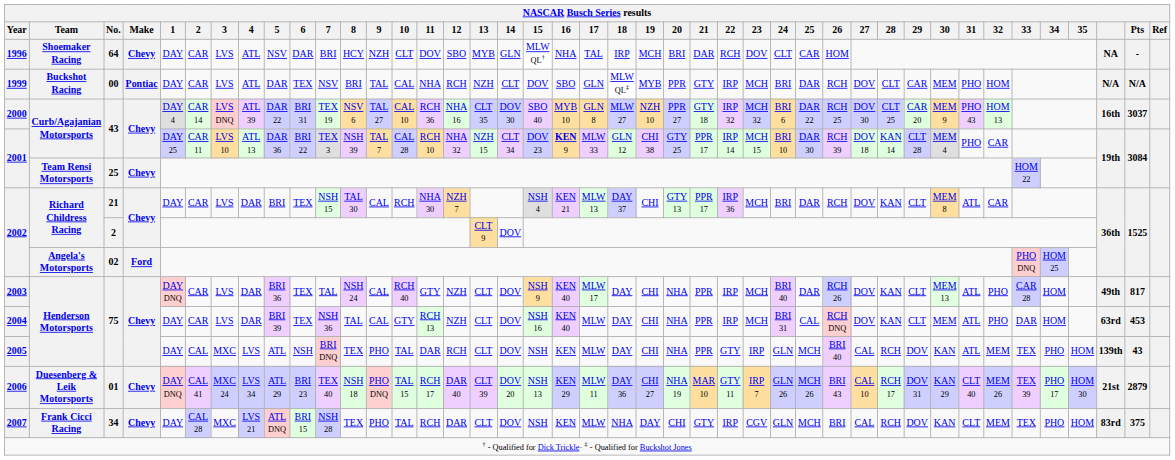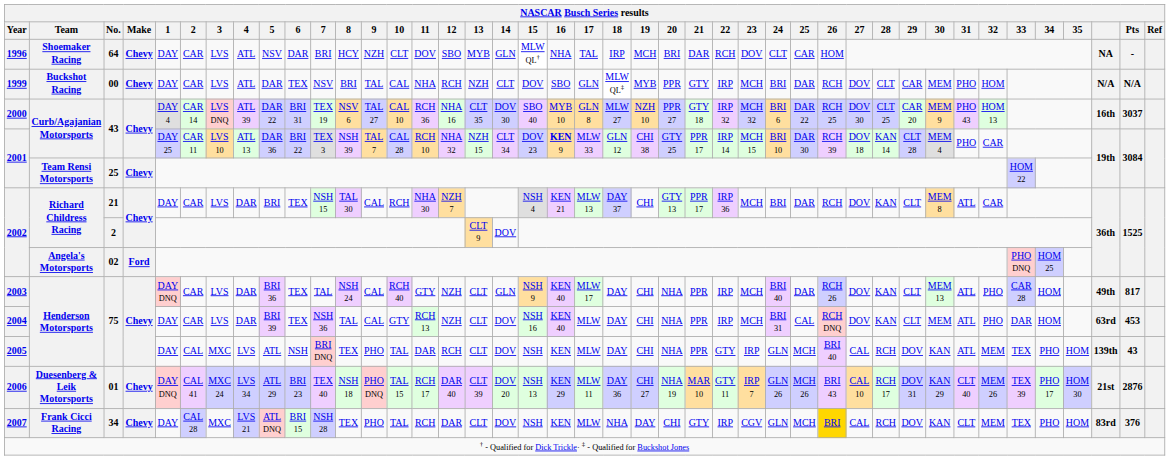(142, 83) Pontiac -> (139, 83) Chevy
(510, 291) DOV -> (505, 291) GLN
(1137, 387) 2879 -> (1132, 387) 2876
(837, 423) no background -> (832, 423) gold background
(1137, 423) 375 -> (1132, 423) 376
